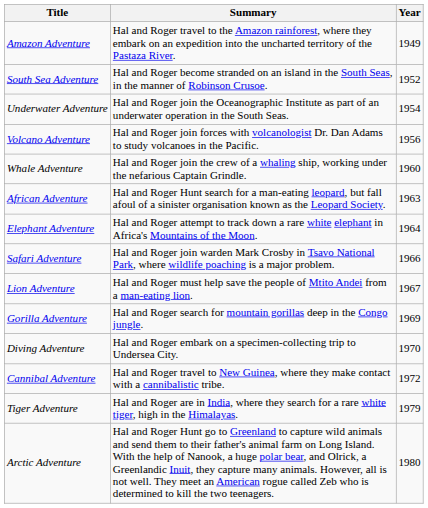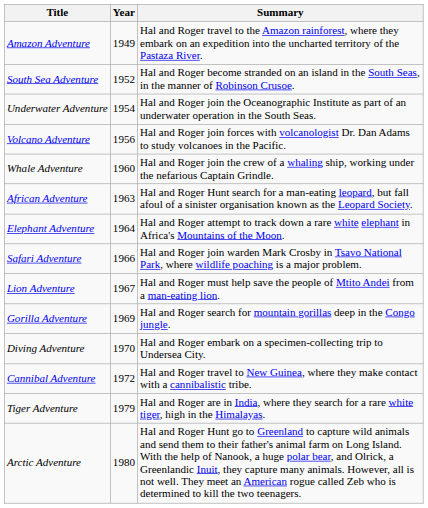columns swapped: (410, 13) <-> (253, 13)
